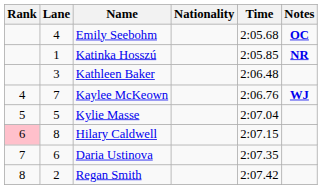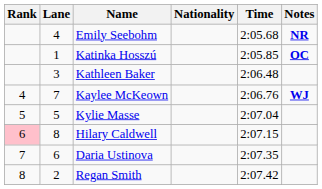(299, 34) OC -> (299, 34) NR
(299, 54) NR -> (299, 54) OC
